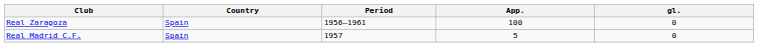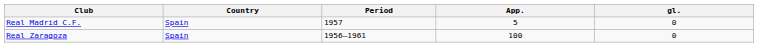rows swapped: (37, 23) <-> (44, 36)
